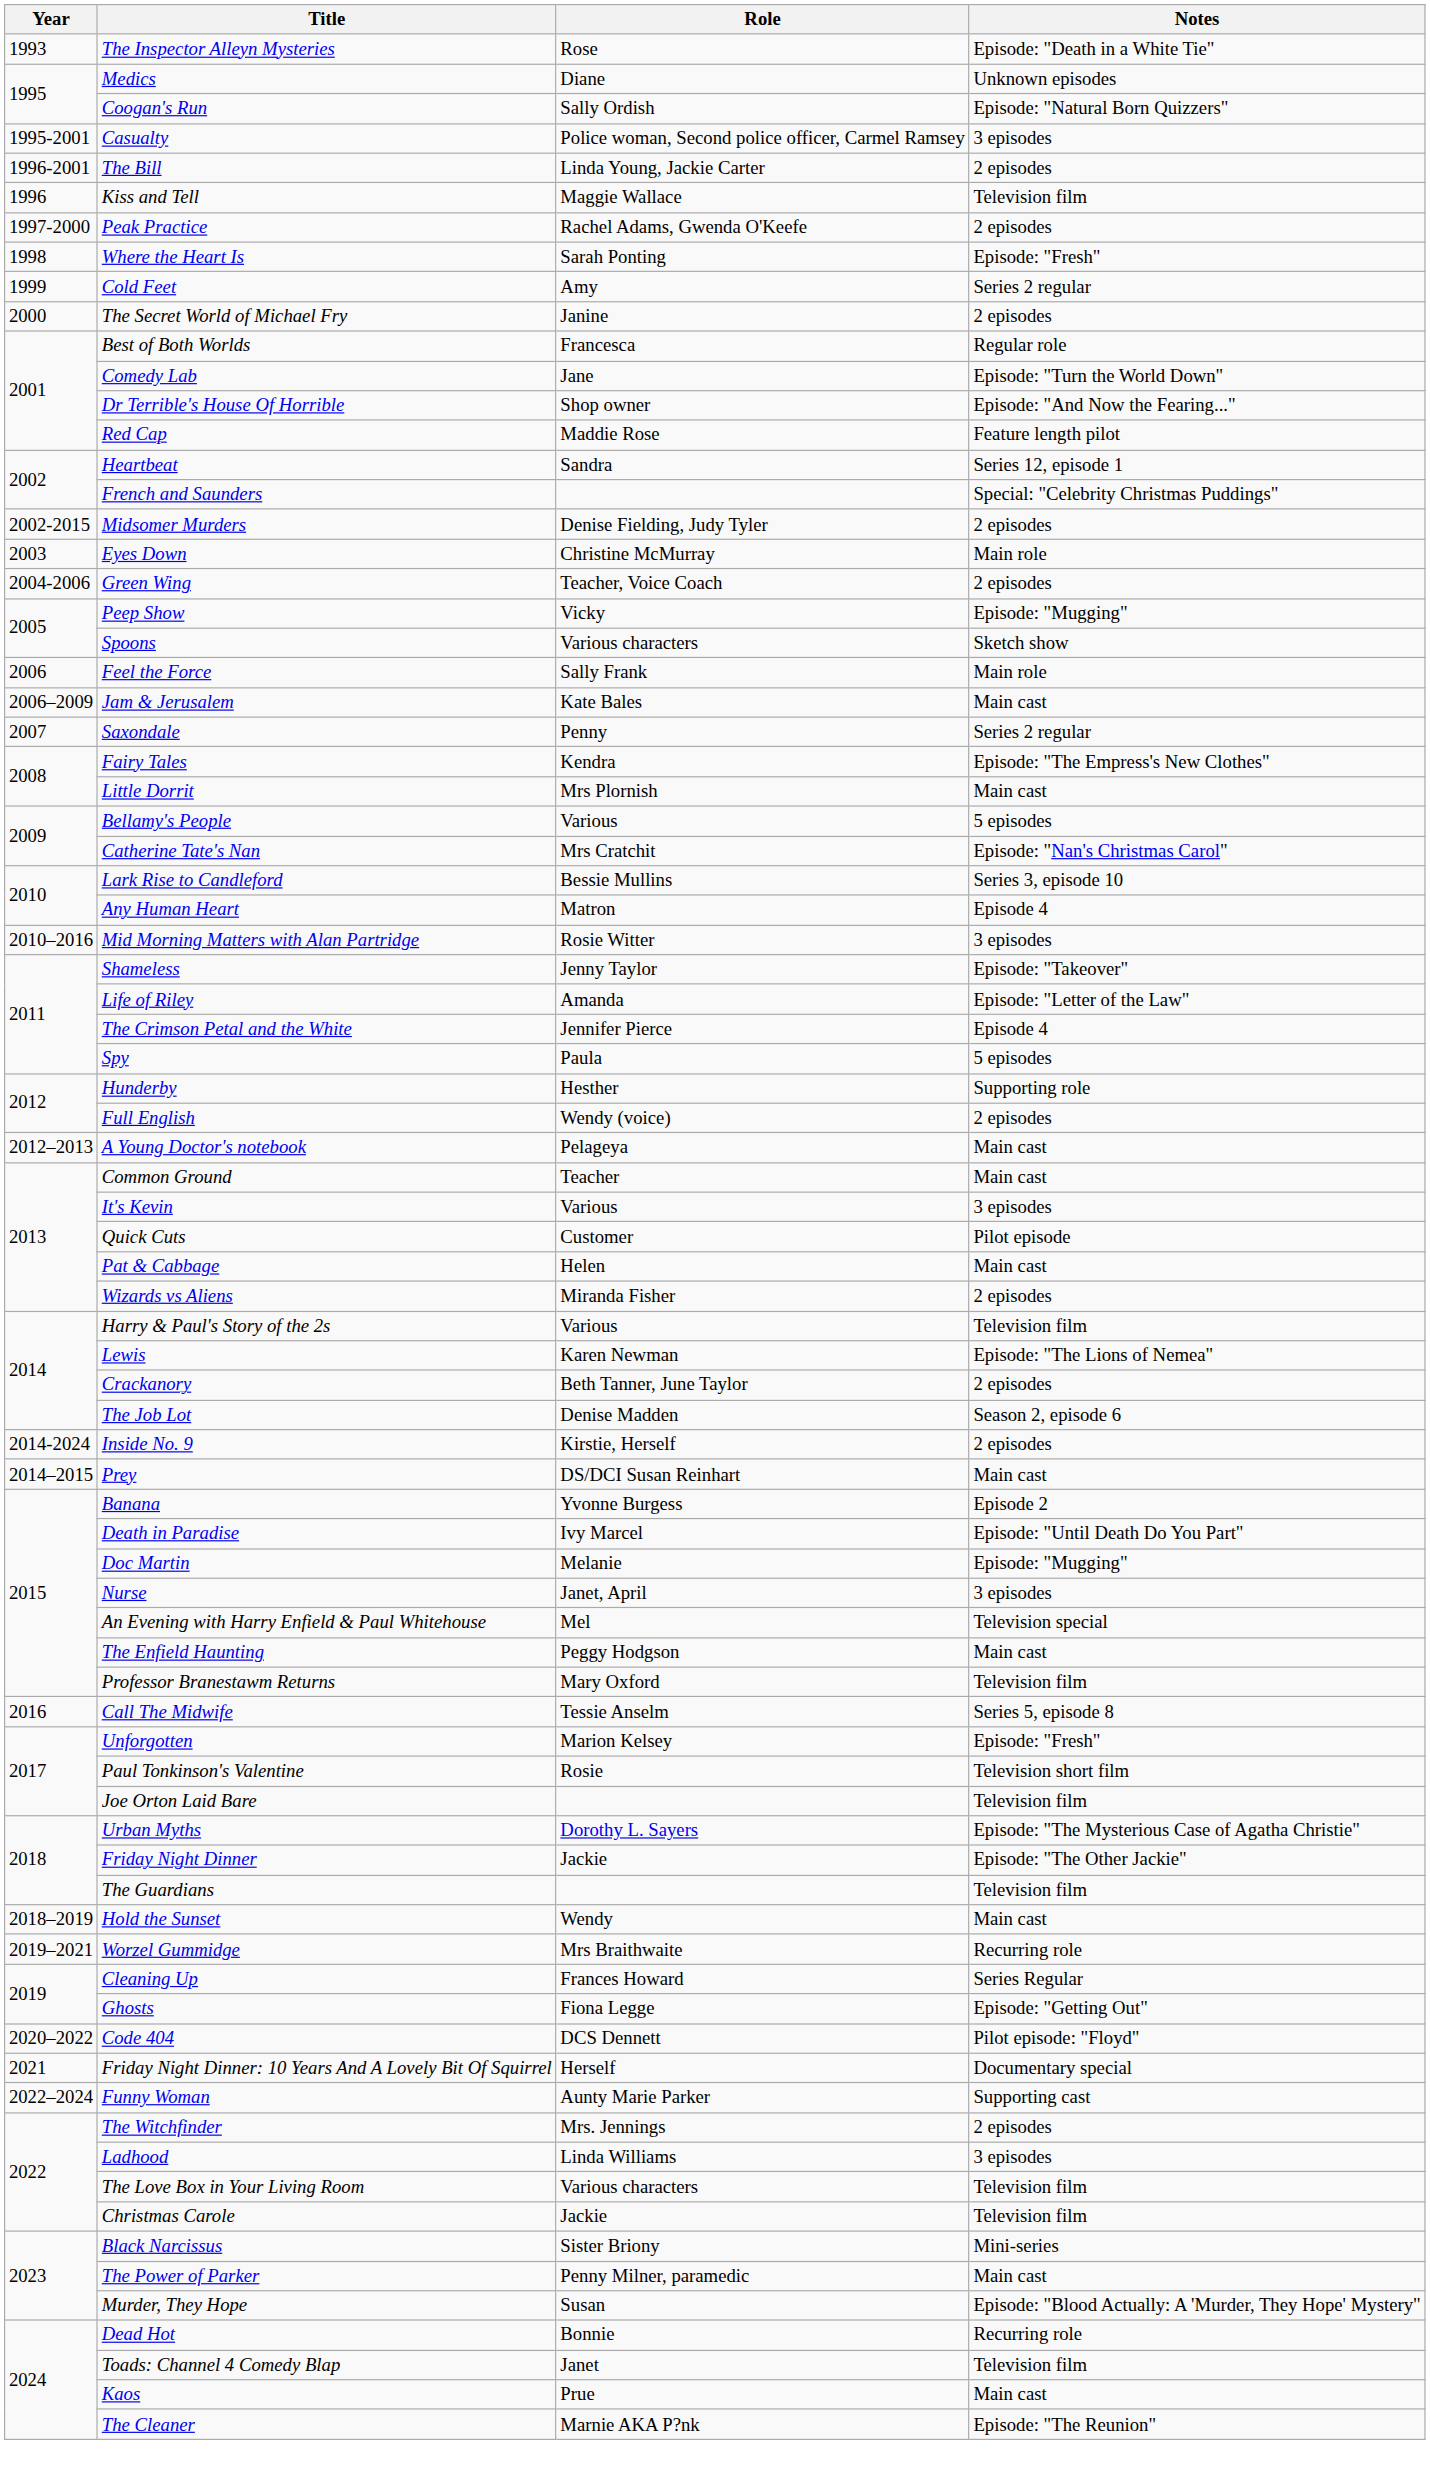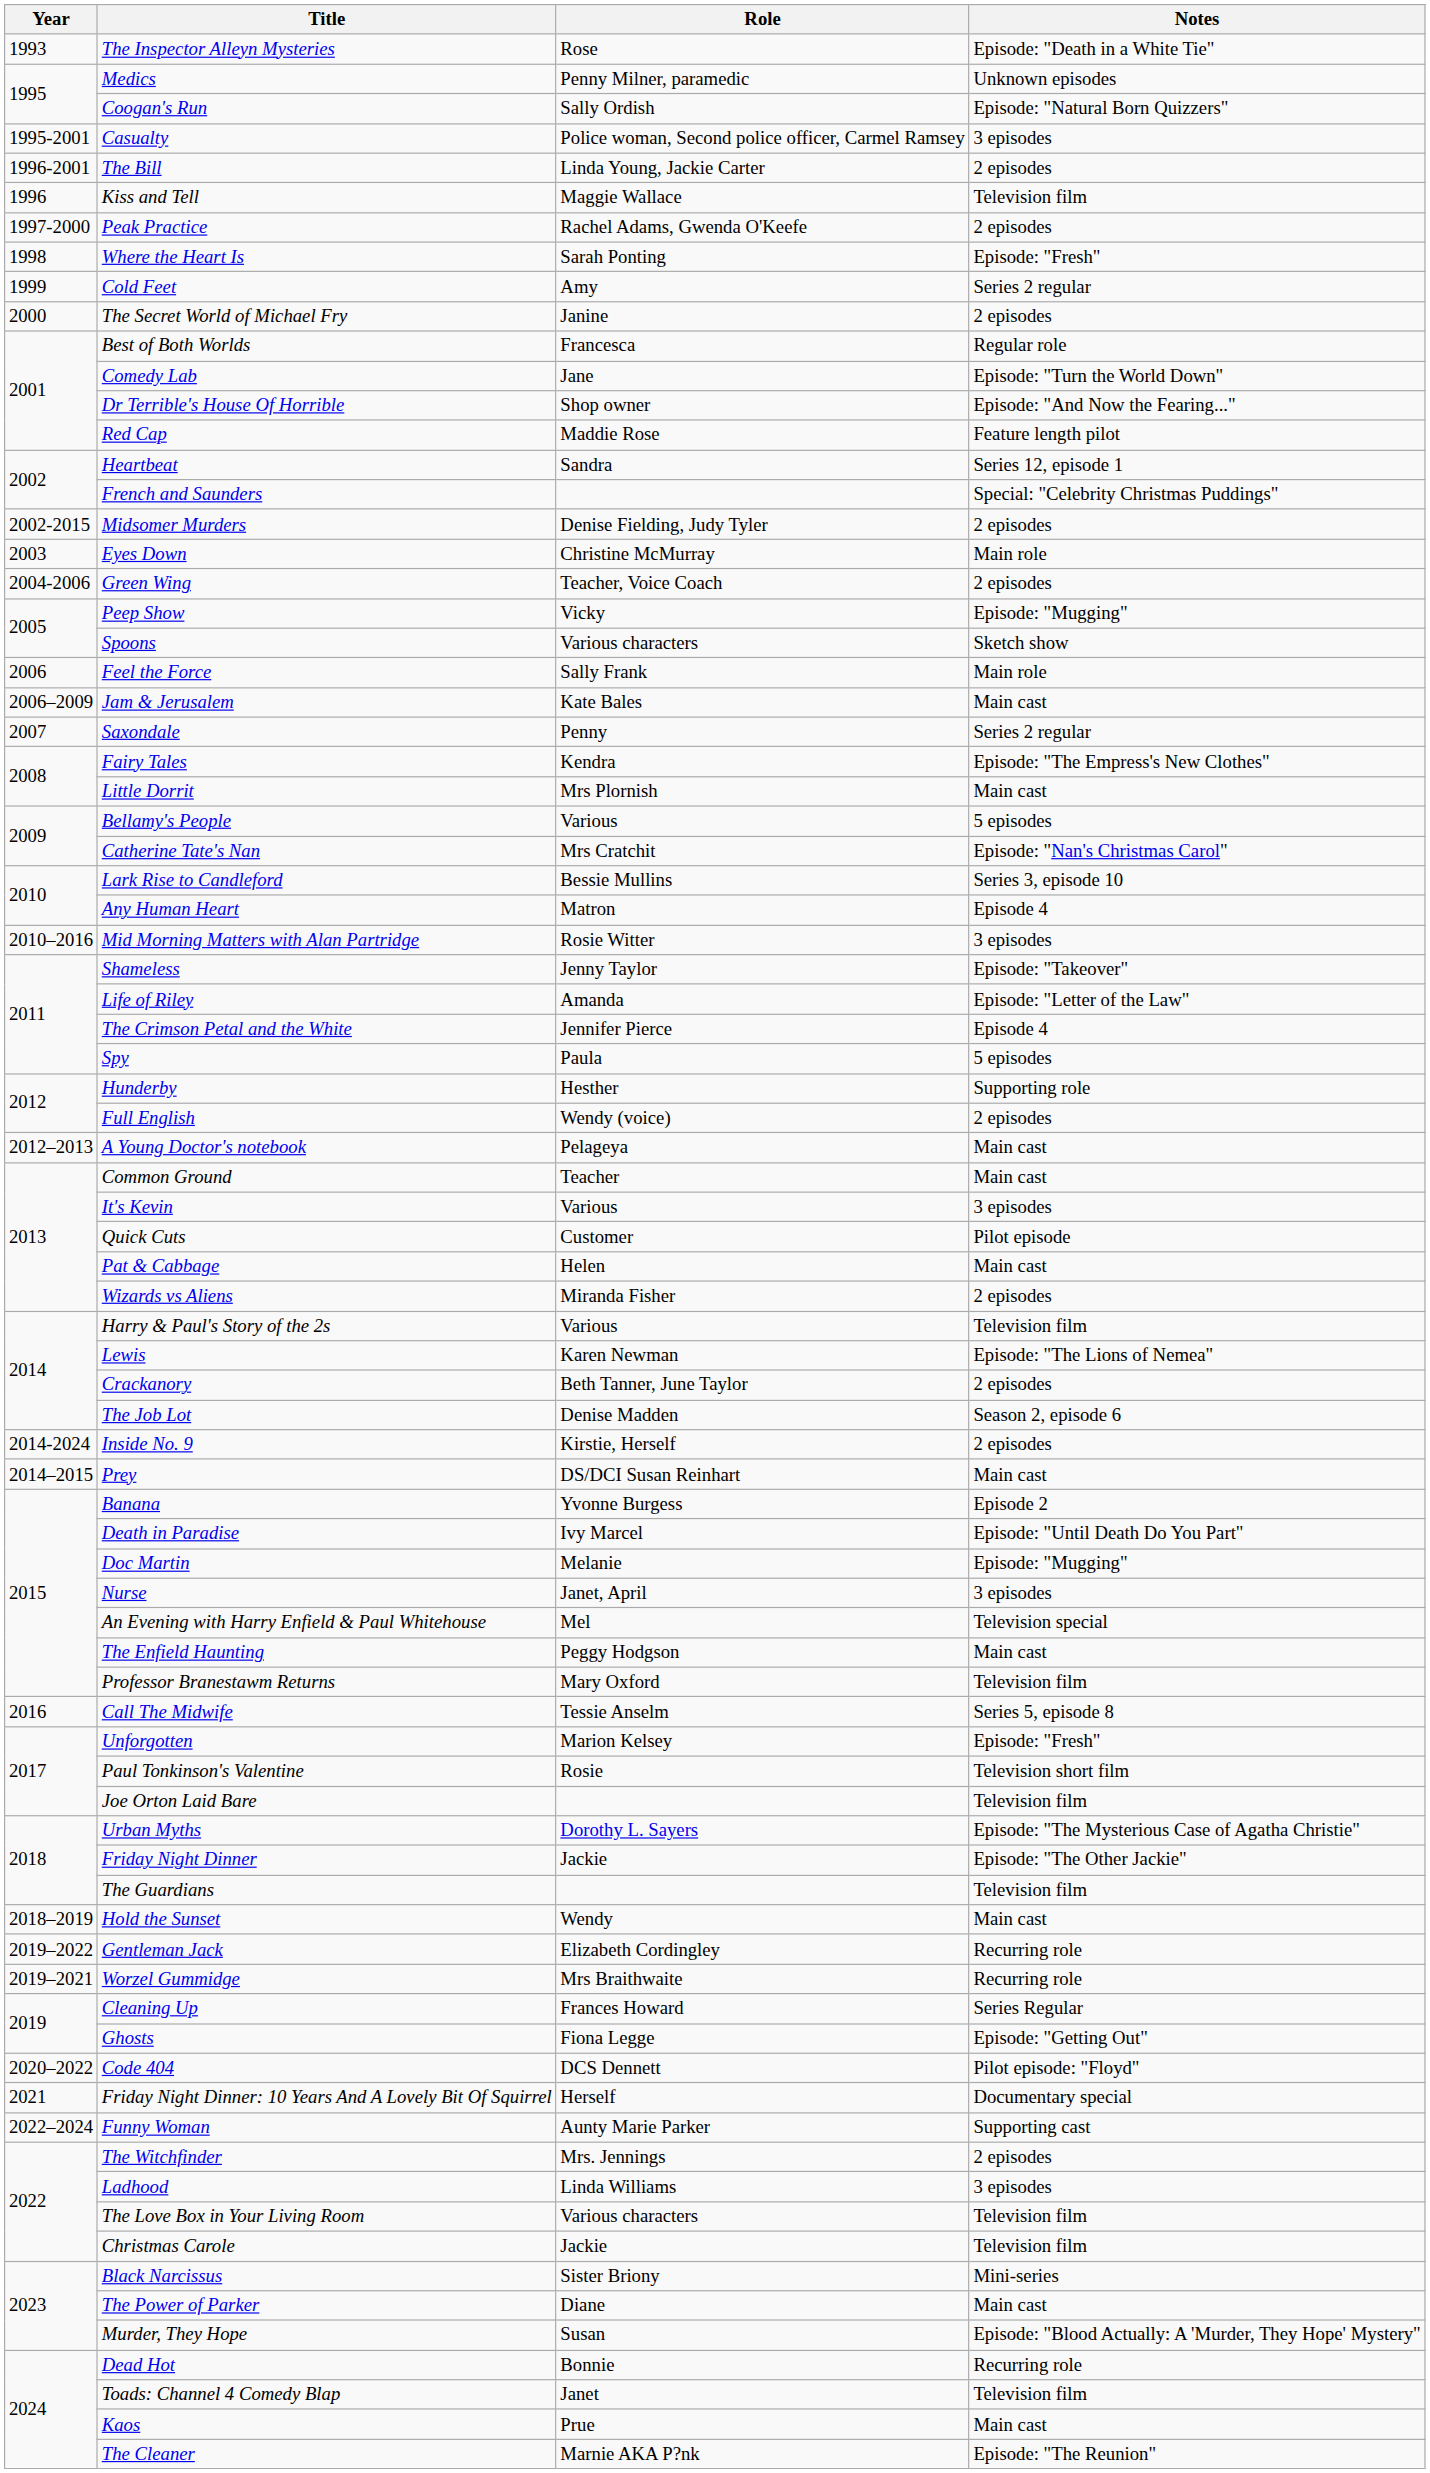(583, 78) Diane -> (655, 78) Penny Milner, paramedic
+ row: (162, 1949)
(655, 2275) Penny Milner, paramedic -> (583, 2305) Diane
